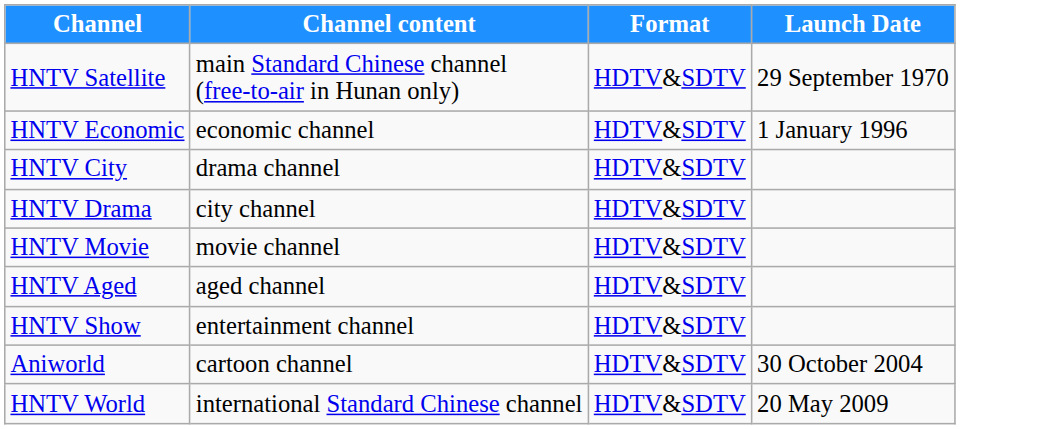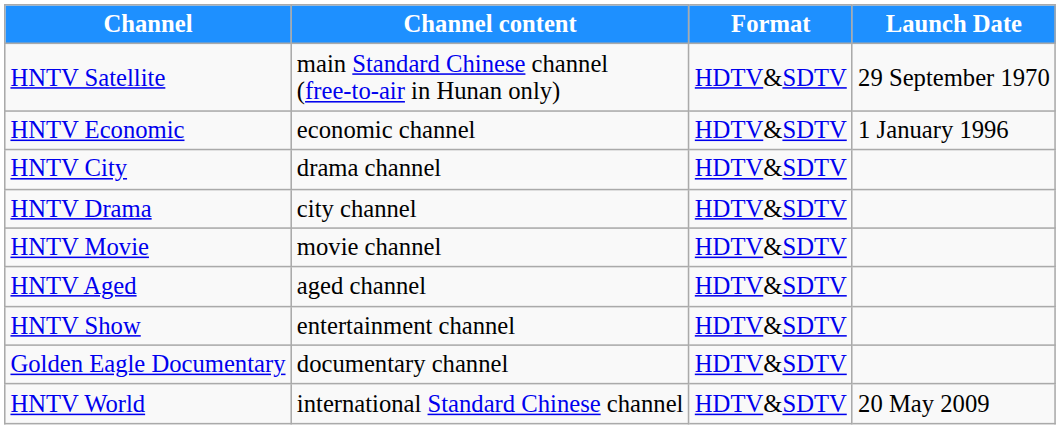+ row: (148, 364)
- row: (58, 364)
